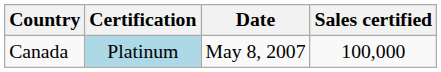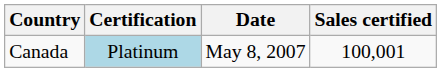(373, 51) 100,000 -> (373, 51) 100,001
